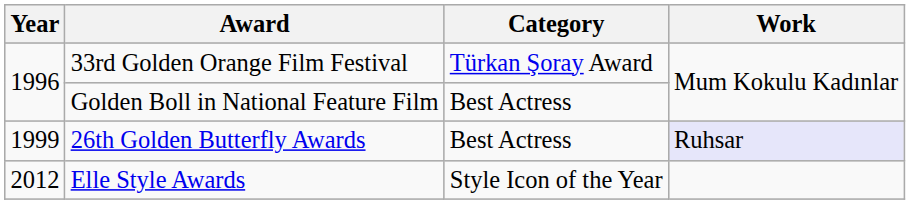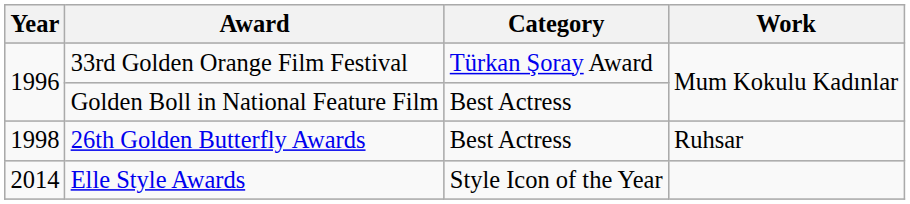(35, 140) 1999 -> (35, 140) 1998
(709, 140) lavender background -> (709, 140) no background
(35, 179) 2012 -> (35, 179) 2014
